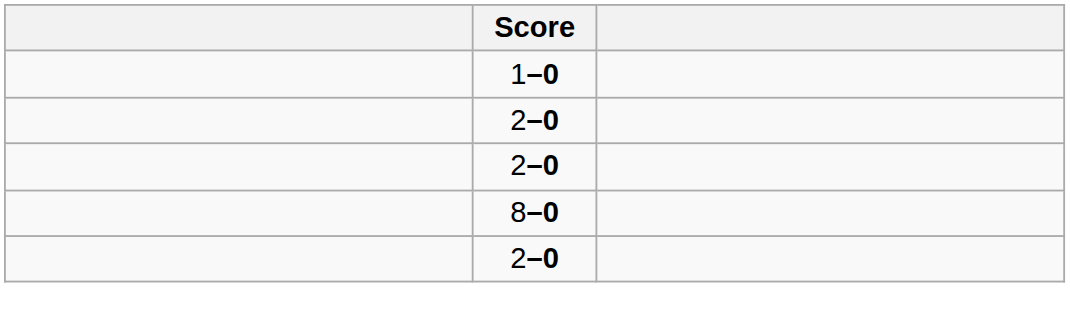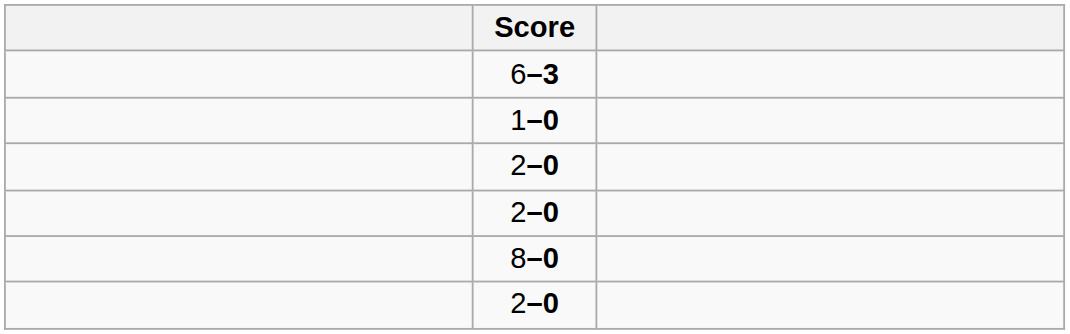+ row: (239, 74)
